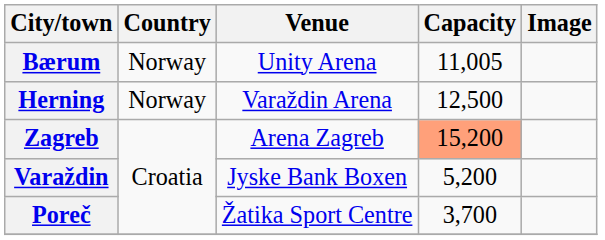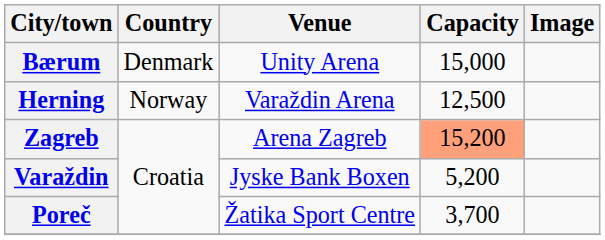(167, 61) Norway -> (168, 61) Denmark
(470, 61) 11,005 -> (472, 61) 15,000
